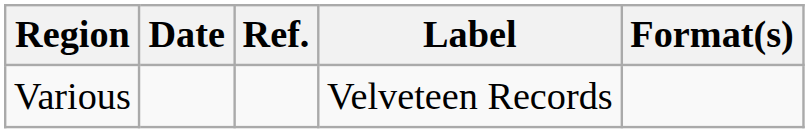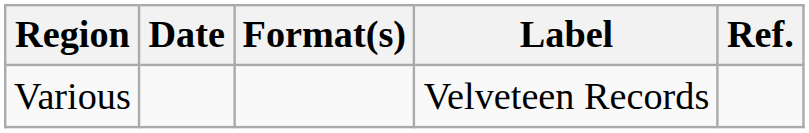columns swapped: (712, 34) <-> (276, 34)
